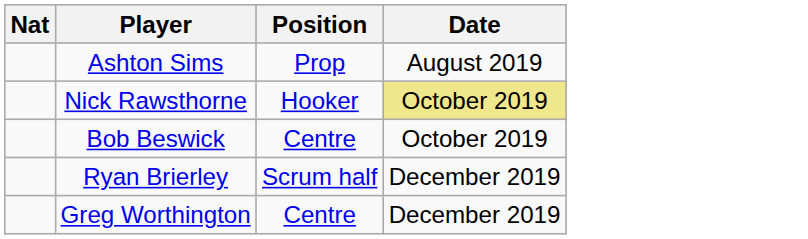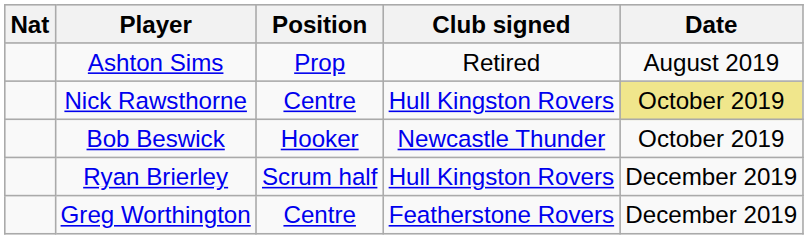+ column: (501, 24)
(320, 101) Hooker -> (320, 101) Centre
(320, 139) Centre -> (320, 139) Hooker
